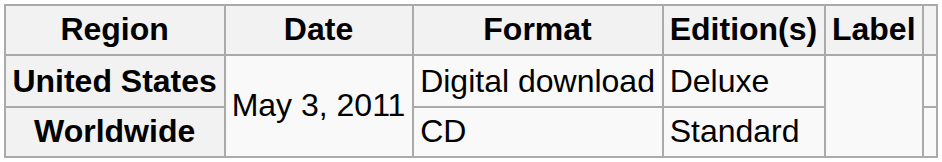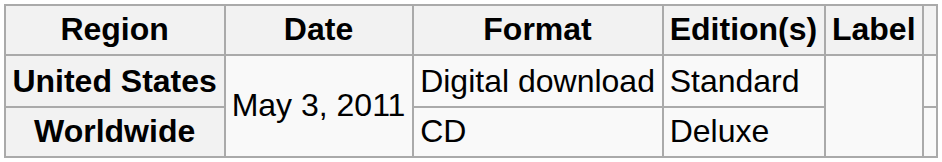(720, 80) Deluxe -> (735, 80) Standard
(735, 131) Standard -> (720, 131) Deluxe
